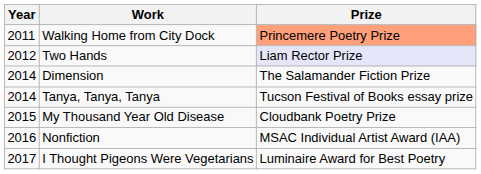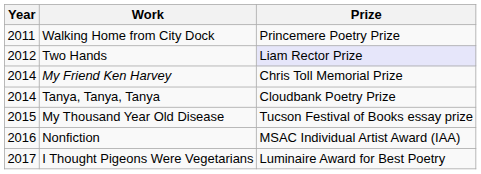(330, 35) lightsalmon background -> (330, 35) no background
- row: (73, 76)
+ row: (107, 76)
(366, 96) Tucson Festival of Books essay prize -> (328, 96) Cloudbank Poetry Prize
(328, 117) Cloudbank Poetry Prize -> (366, 117) Tucson Festival of Books essay prize
